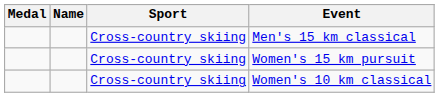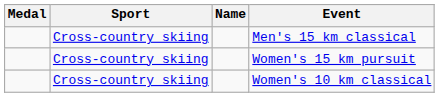columns swapped: (68, 15) <-> (168, 15)
